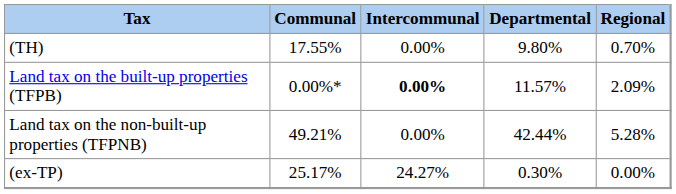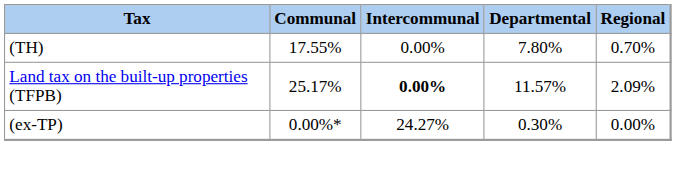(540, 47) 9.80% -> (540, 47) 7.80%
(315, 86) 0.00%* -> (315, 86) 25.17%
- row: (108, 134)
(315, 173) 25.17% -> (315, 124) 0.00%*
